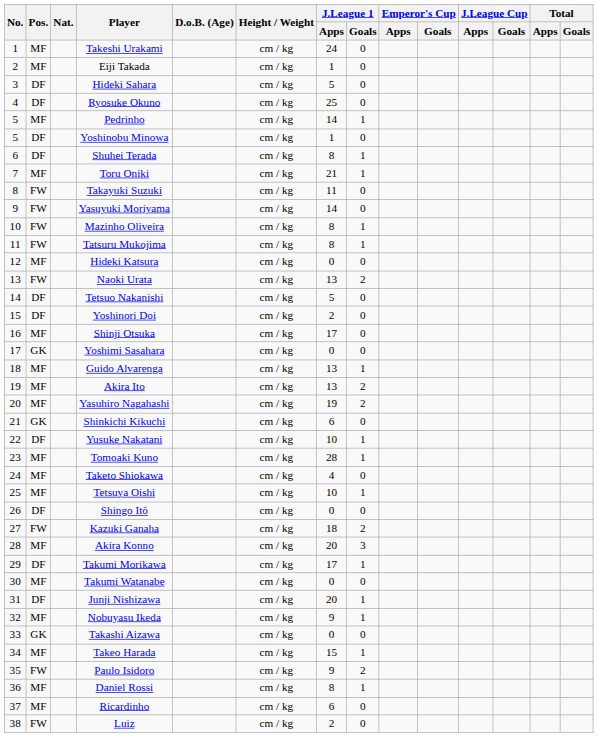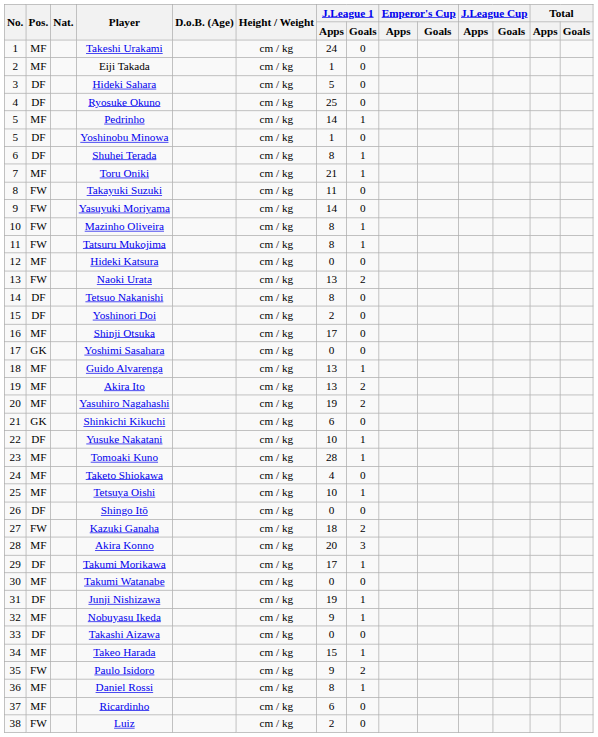(332, 297) 5 -> (332, 297) 8
(332, 599) 20 -> (332, 599) 19
(38, 635) GK -> (38, 635) DF
